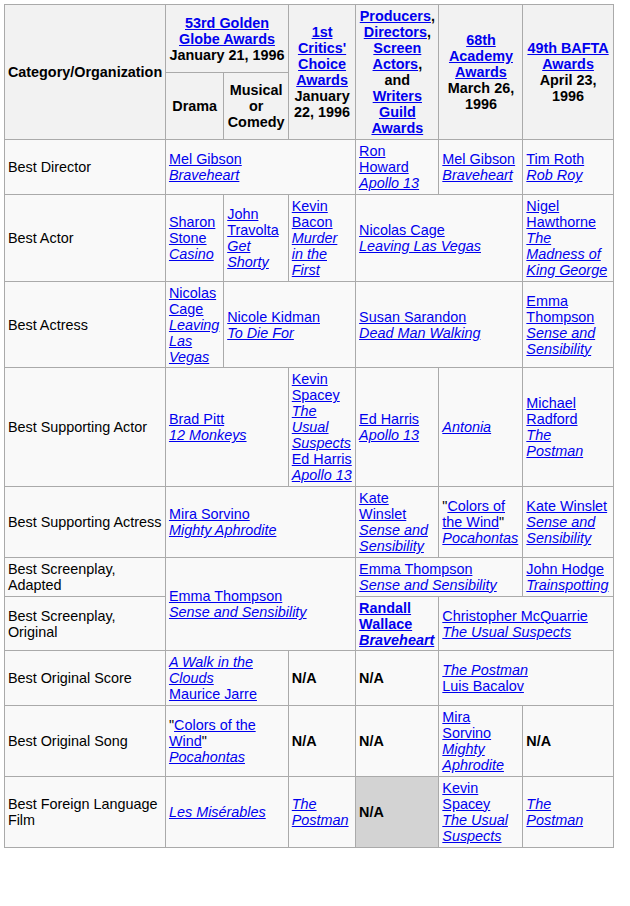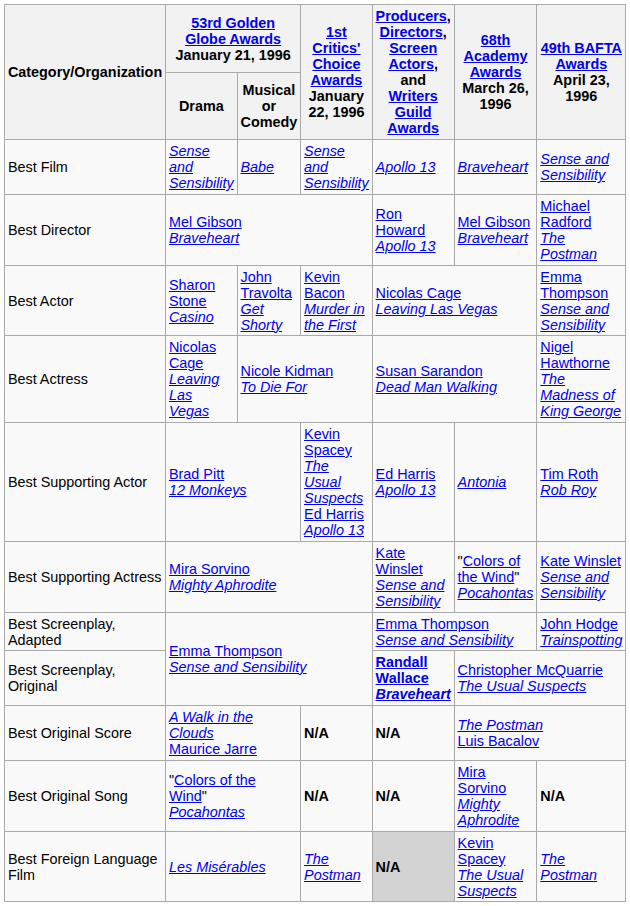+ row: (38, 167)
(555, 167) Tim Roth Rob Roy -> (569, 230) Michael Radford The Postman
(567, 238) Nigel Hawthorne The Madness of King George -> (575, 301) Emma Thompson Sense and Sensibility
(561, 325) Emma Thompson Sense and Sensibility -> (581, 379) Nigel Hawthorne The Madness of King George
(555, 427) Michael Radford The Postman -> (569, 482) Tim Roth Rob Roy
